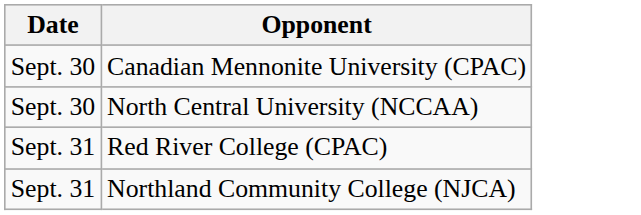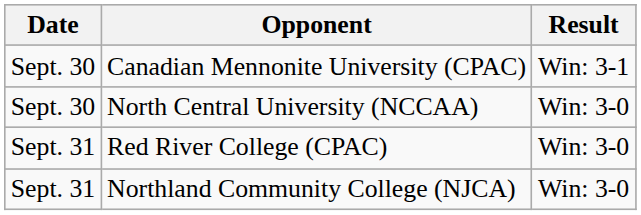+ column: (584, 24)
